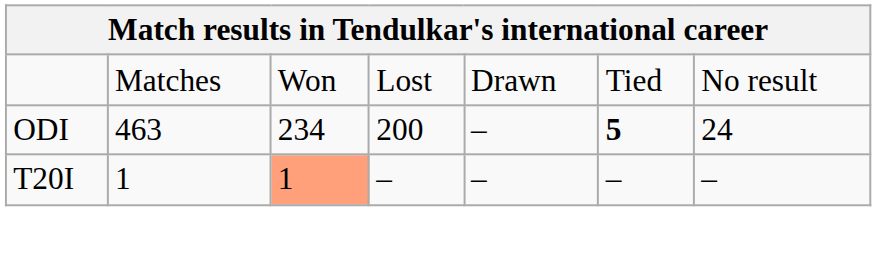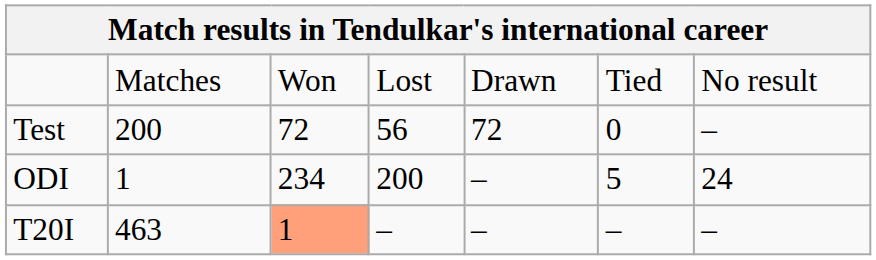+ row: (39, 129)
(138, 129) 463 -> (123, 178) 1
(614, 129) bold -> (614, 178) normal
(123, 178) 1 -> (138, 228) 463
